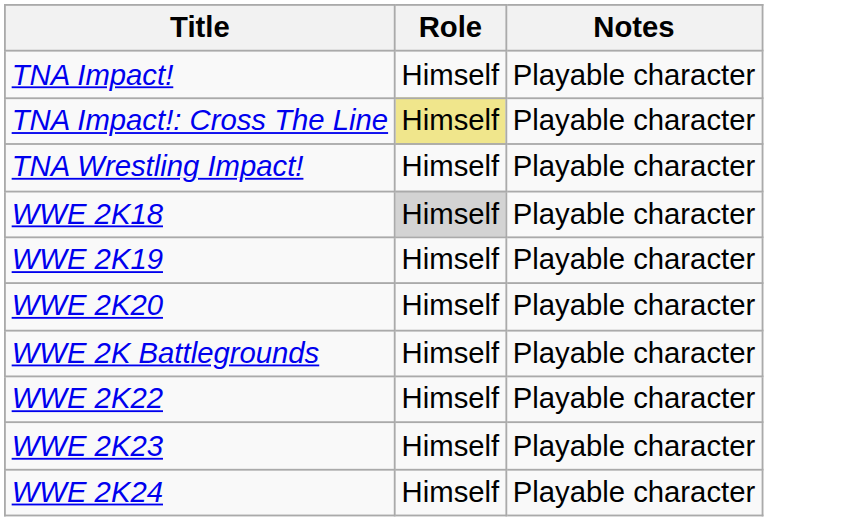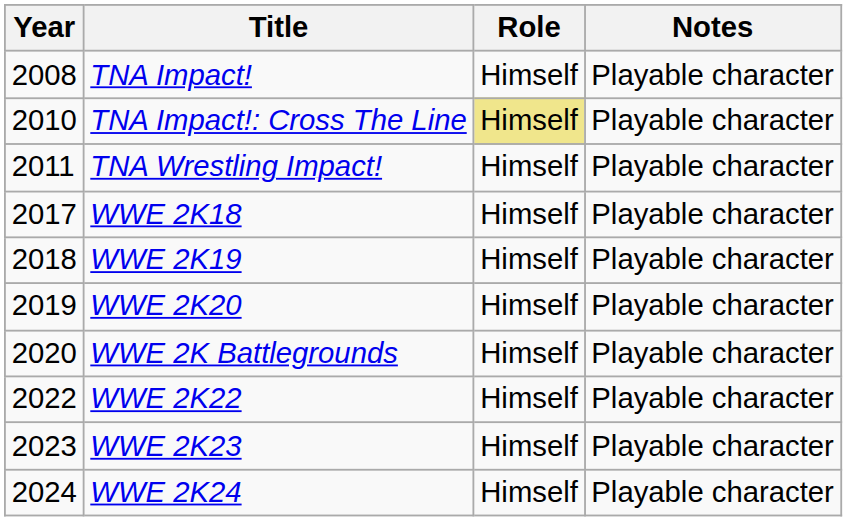+ column: (44, 27)
(450, 213) lightgrey background -> (529, 213) no background
